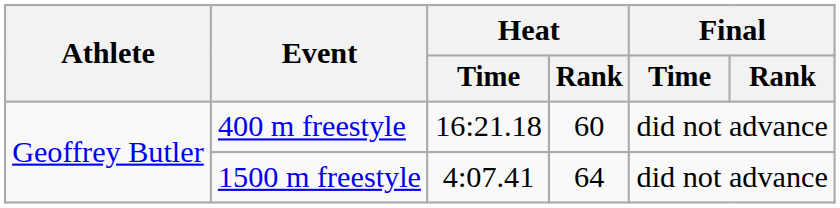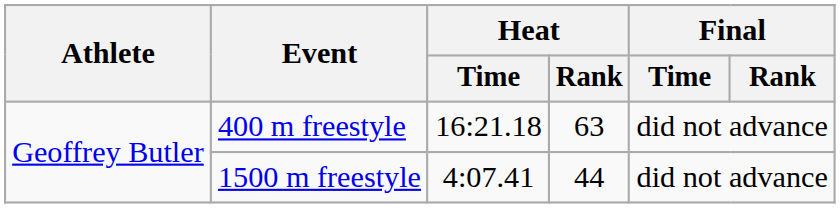(589, 126) 60 -> (589, 126) 63
(589, 176) 64 -> (589, 176) 44
